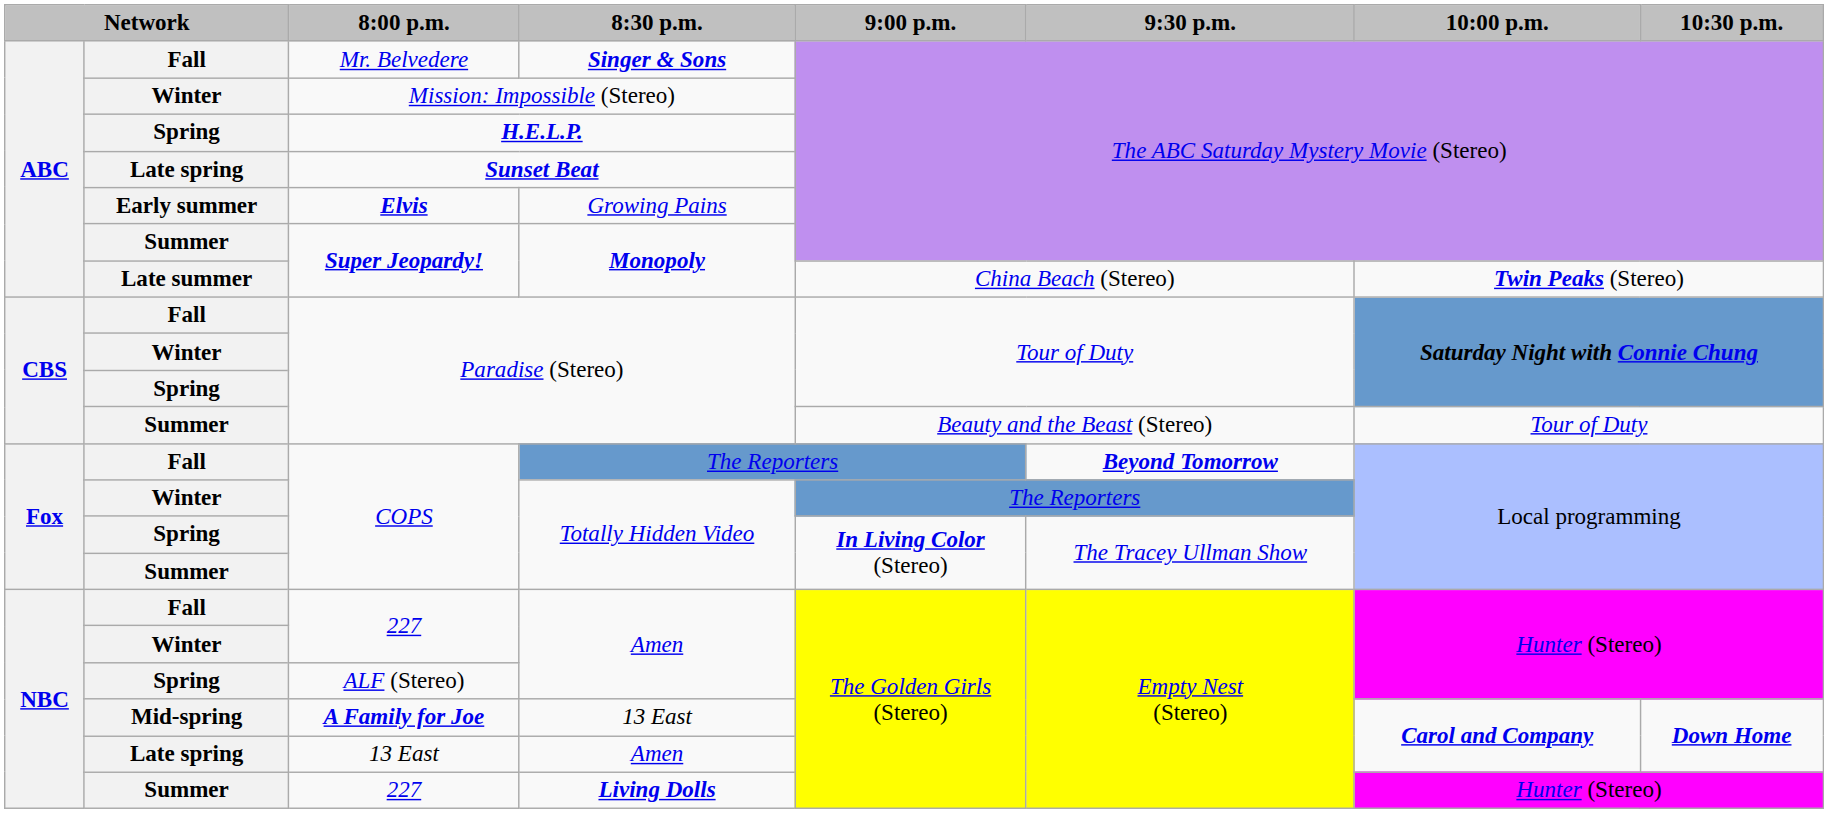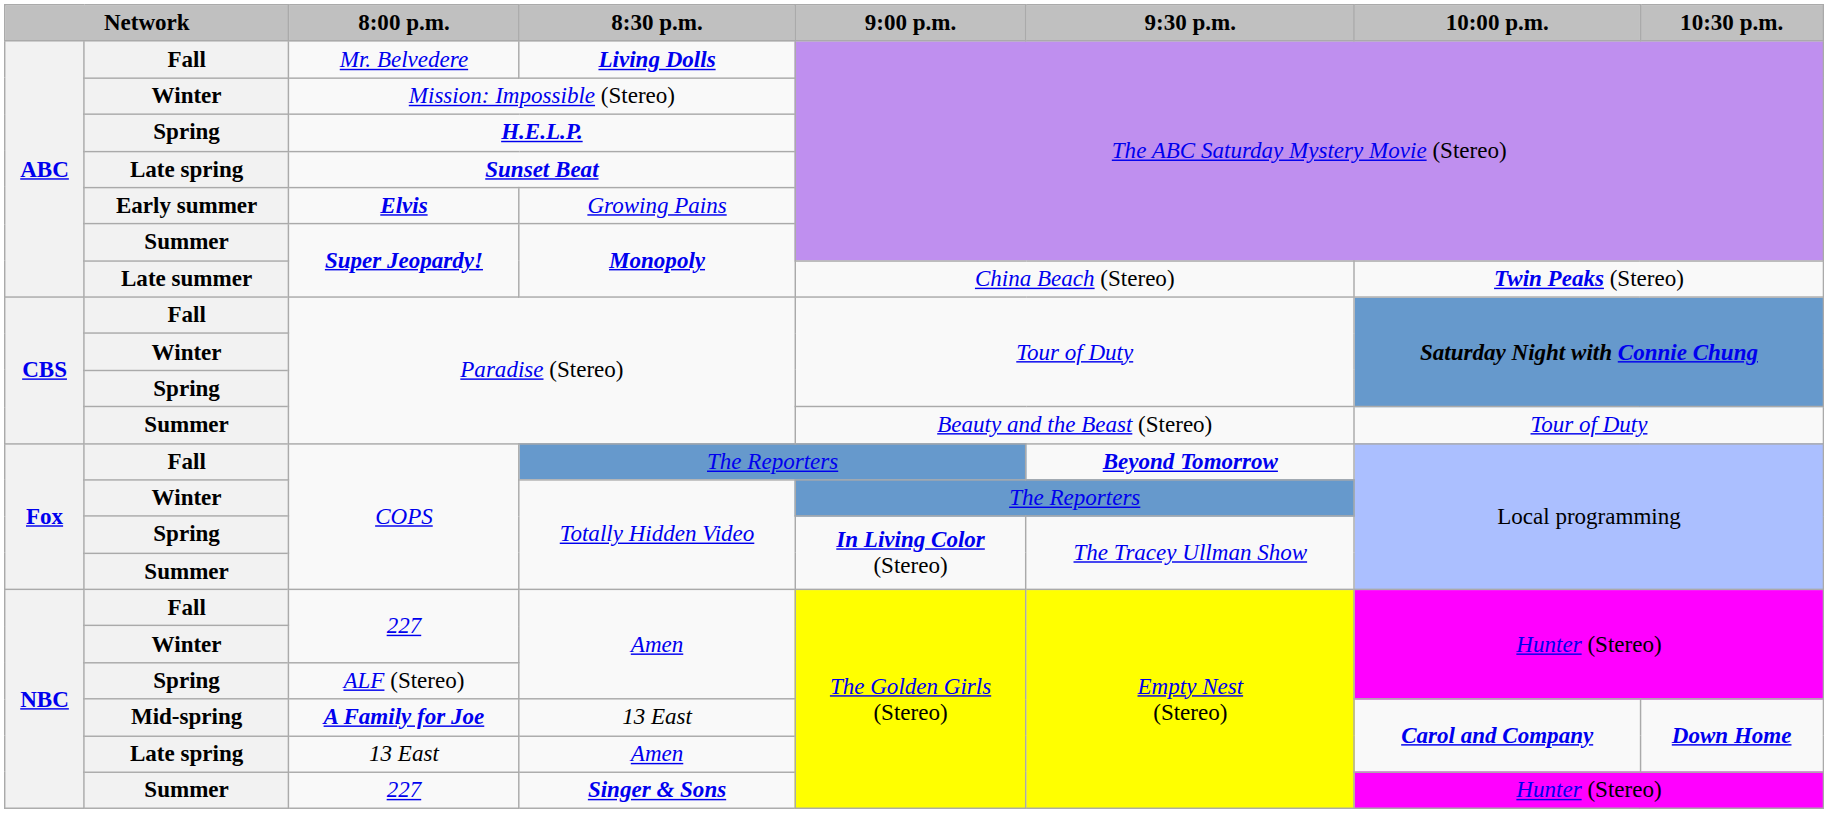(657, 59) Singer & Sons -> (657, 59) Living Dolls
(657, 790) Living Dolls -> (657, 790) Singer & Sons
